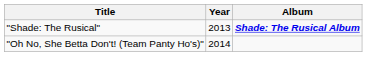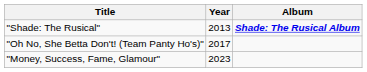(219, 43) 2014 -> (219, 43) 2017
+ row: (83, 59)
